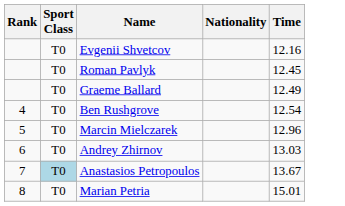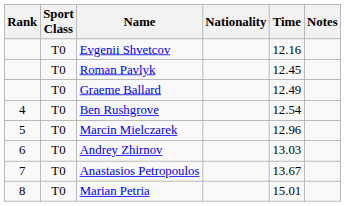+ column: (322, 21)
(58, 171) lightblue background -> (58, 171) no background
